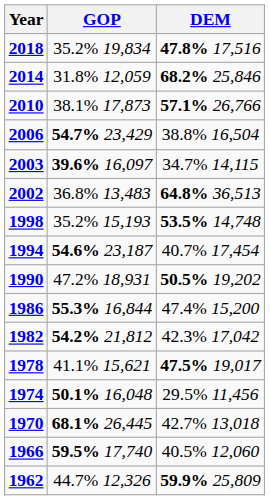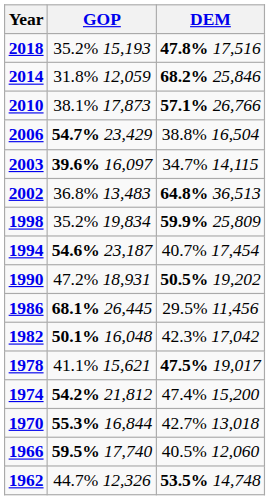(102, 48) 35.2% 19,834 -> (102, 48) 35.2% 15,193
(102, 221) 35.2% 15,193 -> (102, 221) 35.2% 19,834
(210, 221) 53.5% 14,748 -> (210, 221) 59.9% 25,809
(102, 307) 55.3% 16,844 -> (102, 307) 68.1% 26,445
(210, 307) 47.4% 15,200 -> (210, 307) 29.5% 11,456
(102, 336) 54.2% 21,812 -> (102, 336) 50.1% 16,048
(102, 394) 50.1% 16,048 -> (102, 394) 54.2% 21,812
(210, 394) 29.5% 11,456 -> (210, 394) 47.4% 15,200
(102, 422) 68.1% 26,445 -> (102, 422) 55.3% 16,844
(210, 480) 59.9% 25,809 -> (210, 480) 53.5% 14,748
